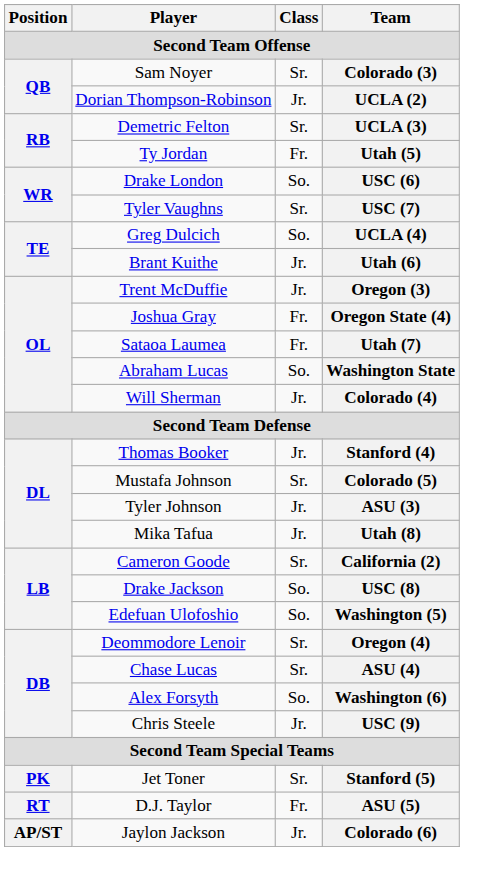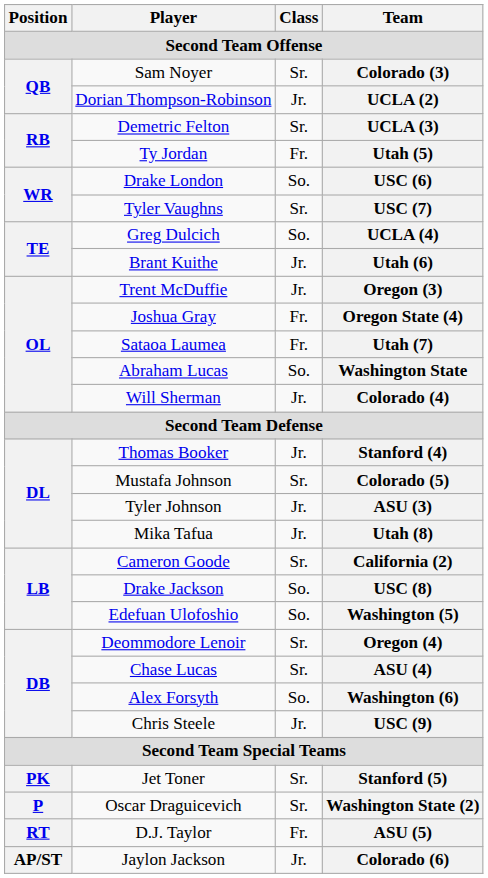+ row: (403, 805)
